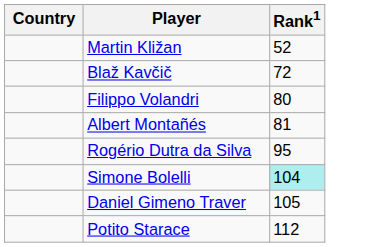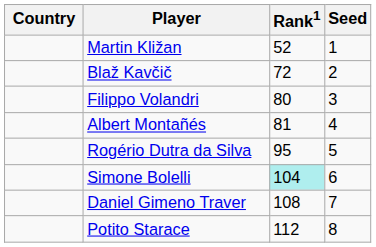+ column: (348, 19)
(287, 203) 105 -> (287, 203) 108
